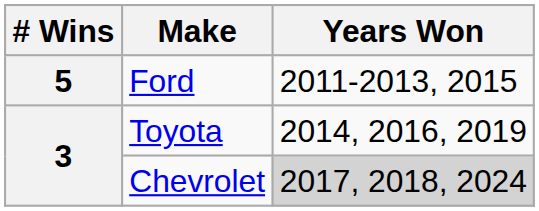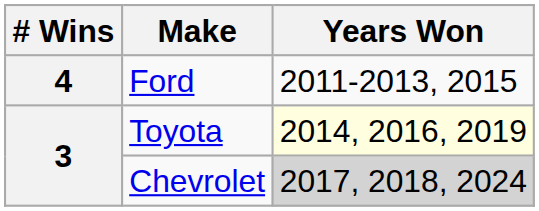(63, 81) 5 -> (63, 81) 4
(403, 131) no background -> (403, 131) lightyellow background
